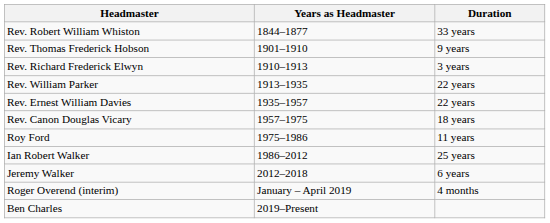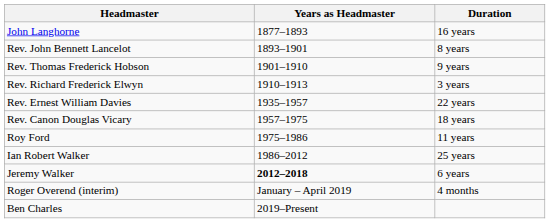- row: (73, 31)
+ row: (43, 31)
+ row: (69, 48)
- row: (52, 84)
(282, 173) normal -> (282, 173) bold
